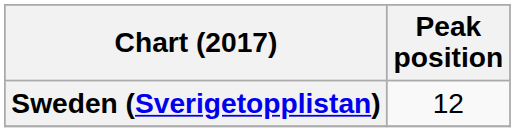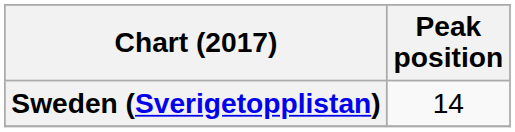(448, 103) 12 -> (448, 103) 14
